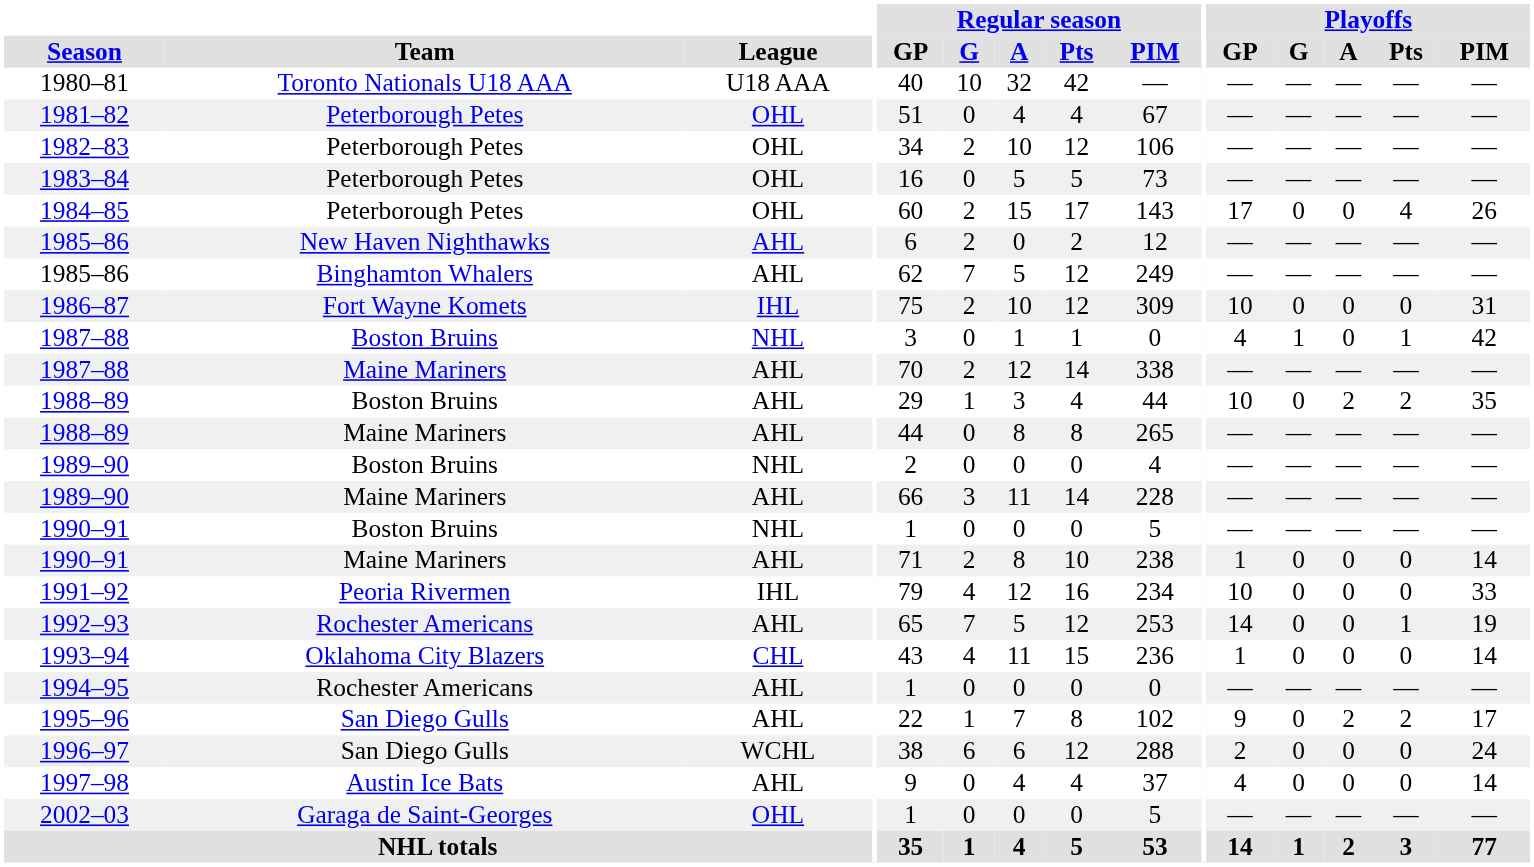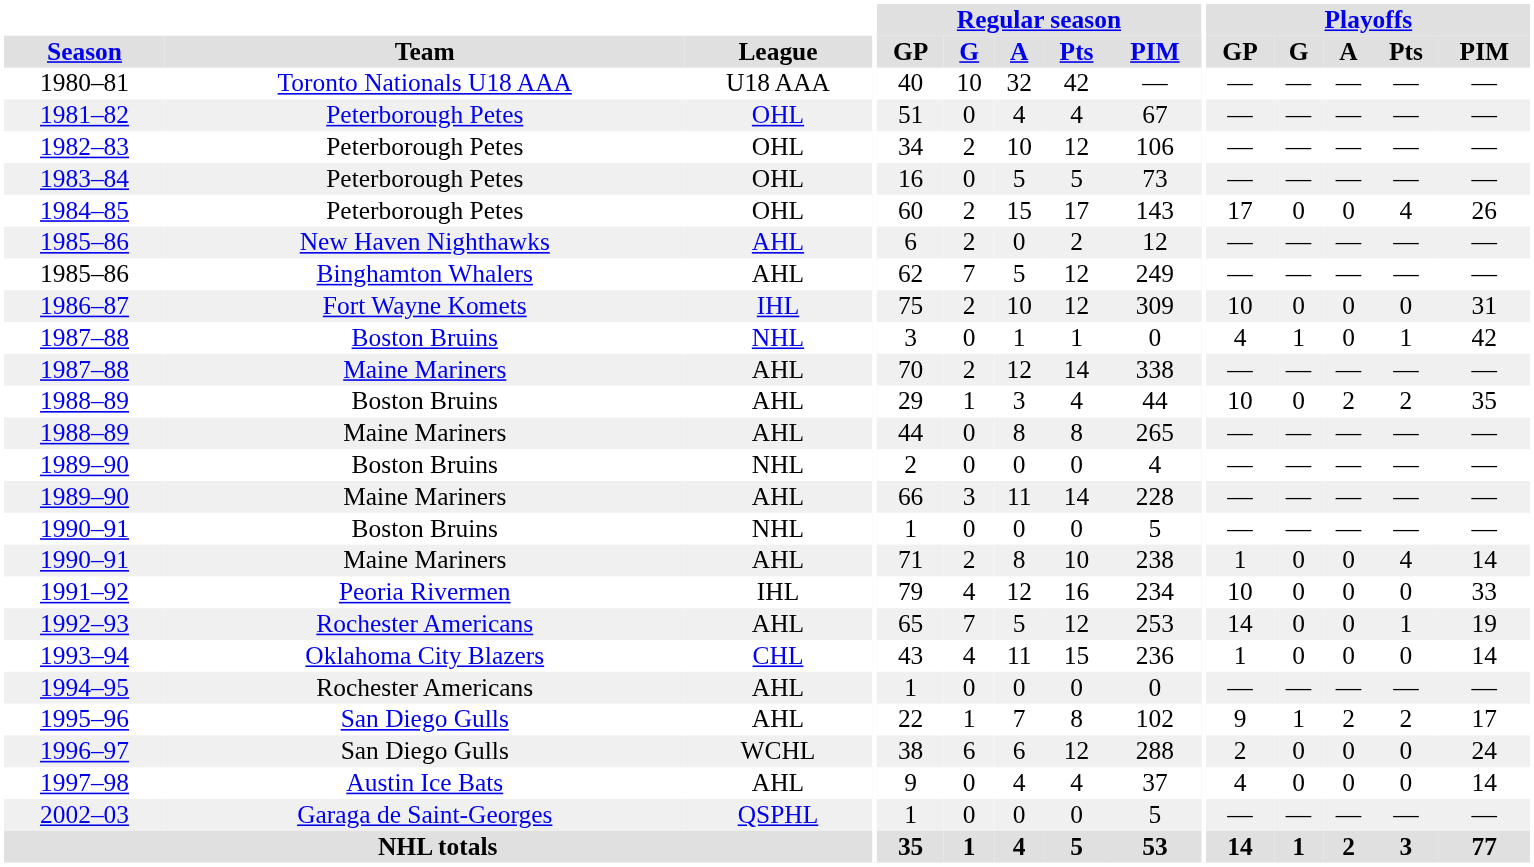(1406, 560) 0 -> (1406, 560) 4
(1299, 719) 0 -> (1299, 719) 1
(778, 814) OHL -> (778, 814) QSPHL
